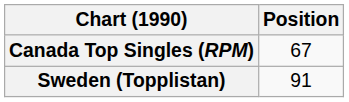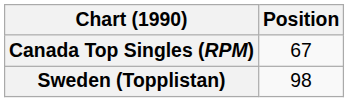(301, 81) 91 -> (301, 81) 98
